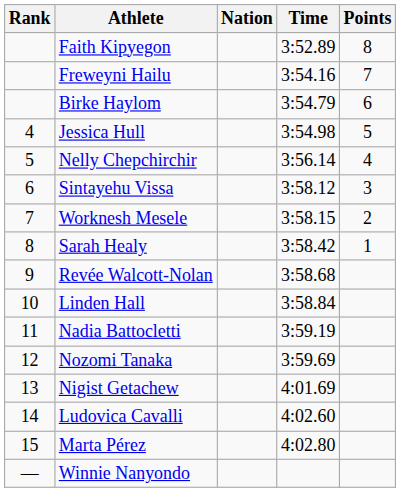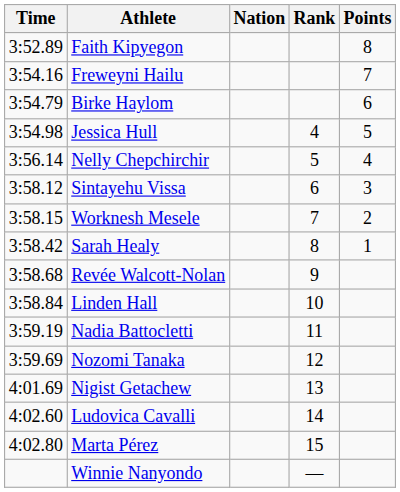columns swapped: (30, 18) <-> (308, 18)
